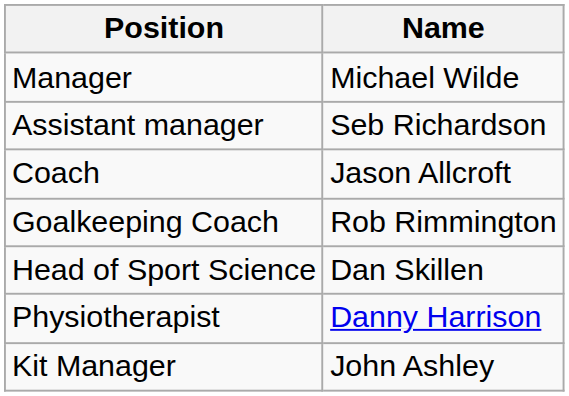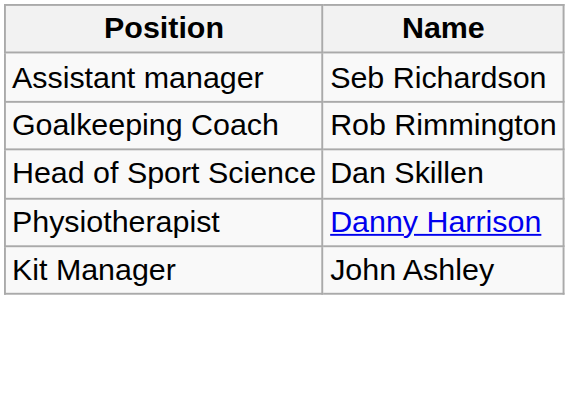- row: (72, 76)
- row: (56, 173)
